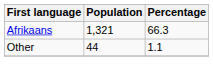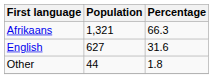+ row: (25, 47)
(155, 47) 1.1 -> (155, 64) 1.8
